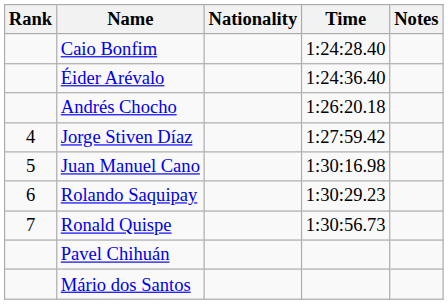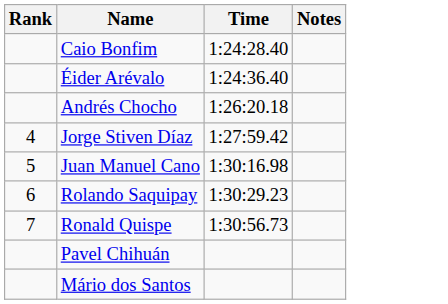- column: (253, 19)
